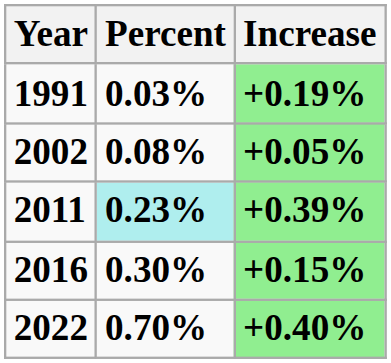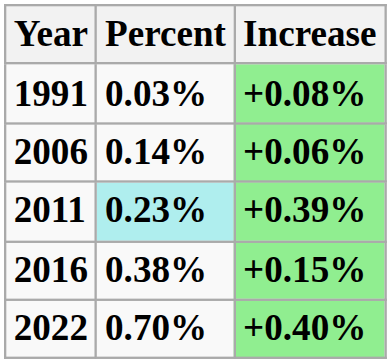(305, 92) +0.19% -> (305, 92) +0.08%
- row: (51, 151)
+ row: (51, 151)
(156, 269) 0.30% -> (156, 269) 0.38%
